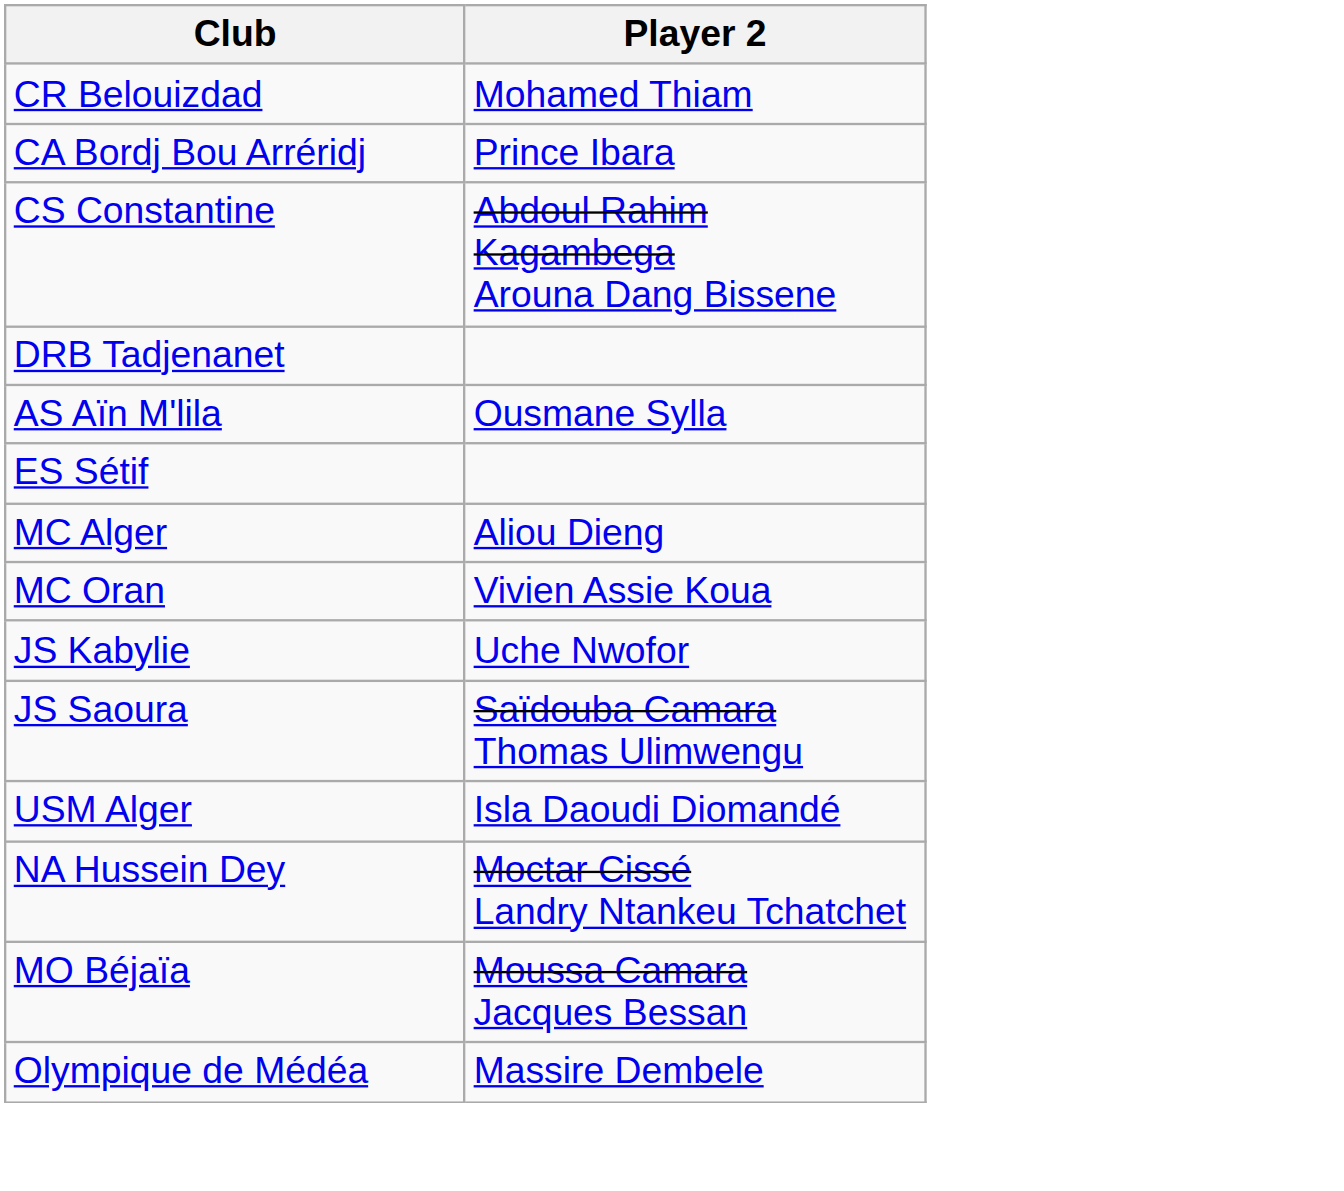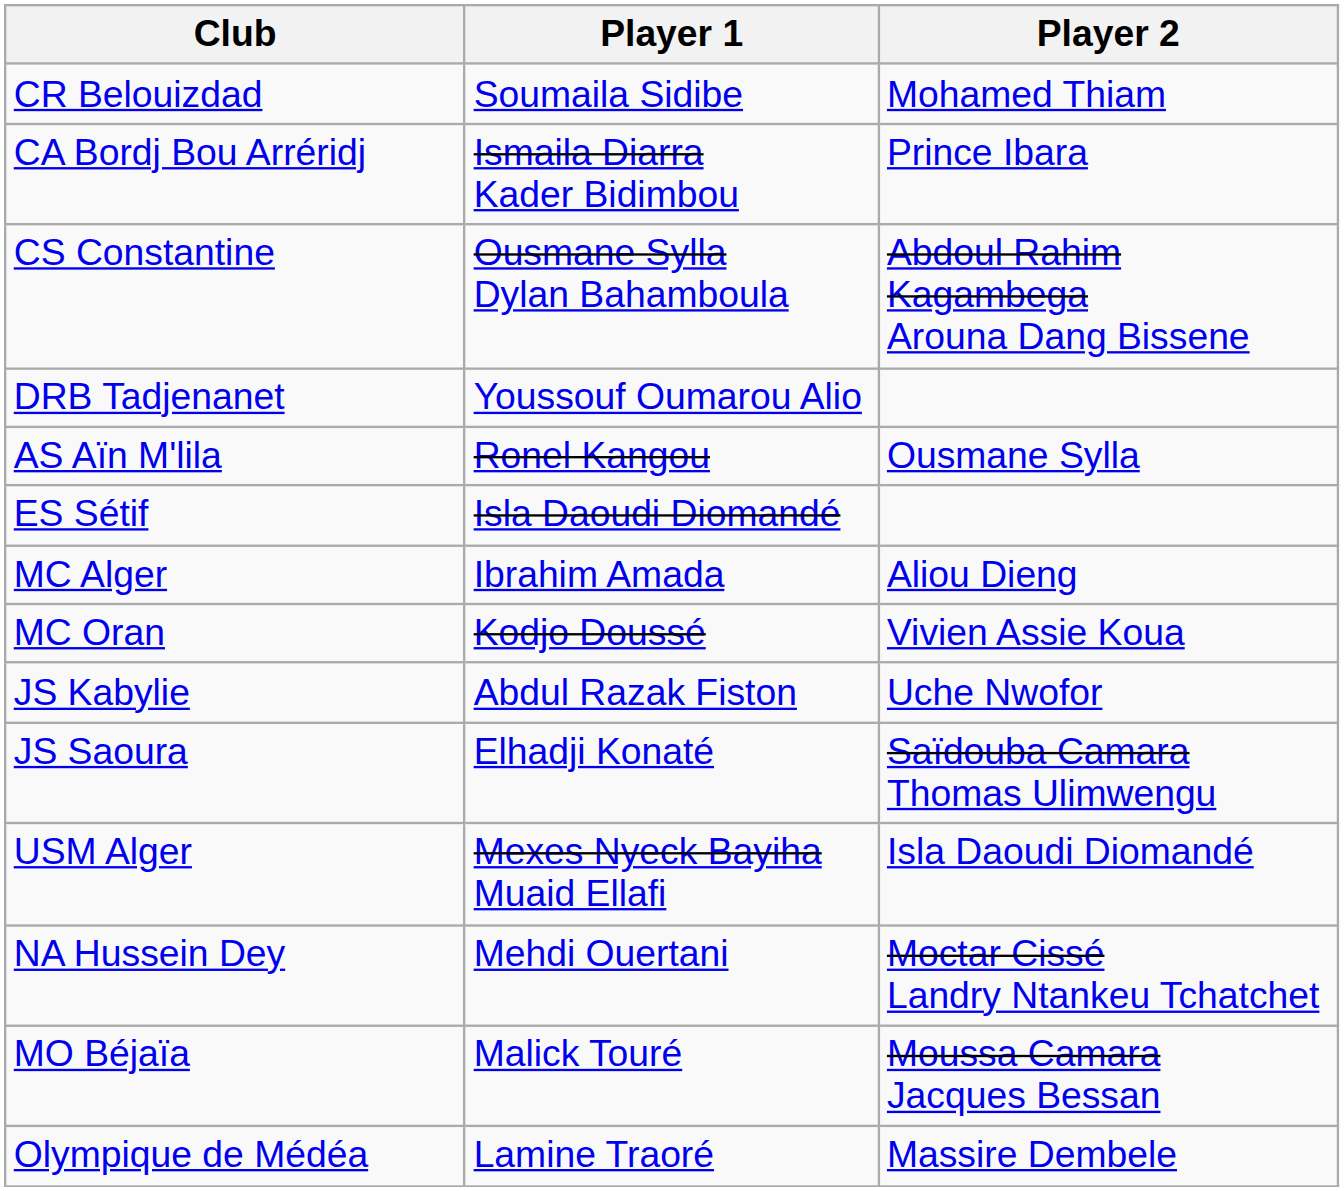+ column: (672, 34)
